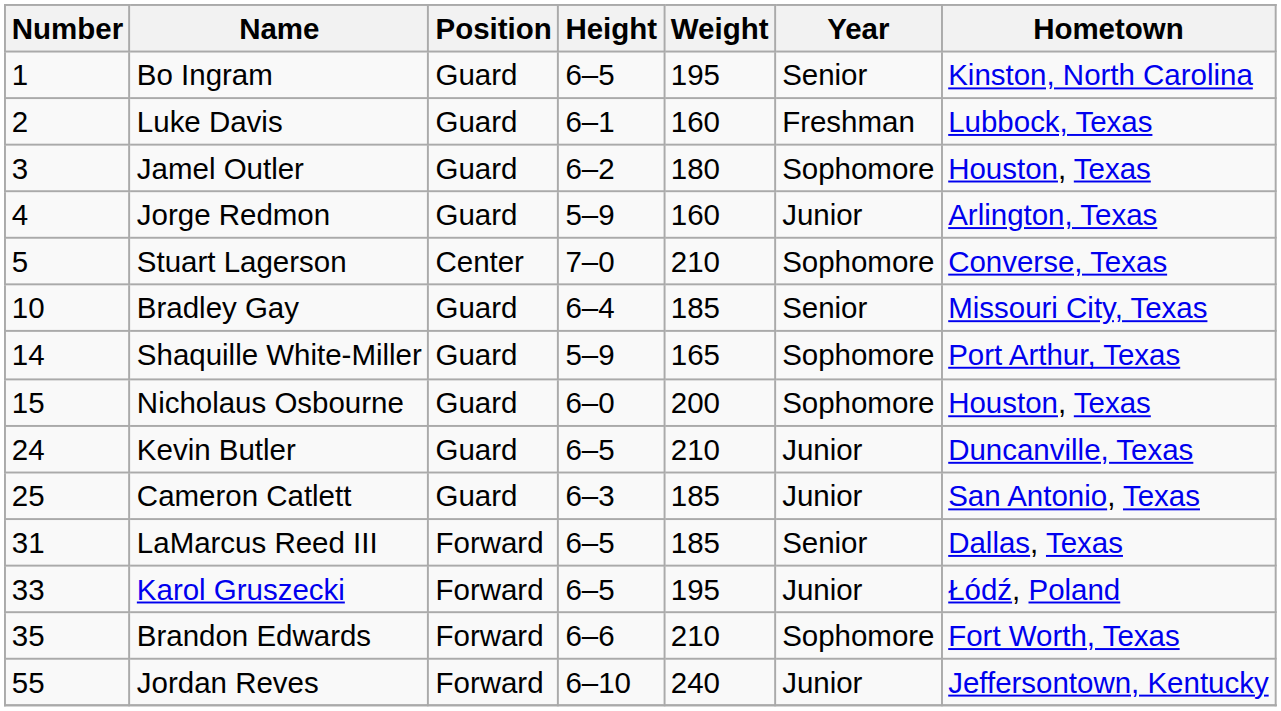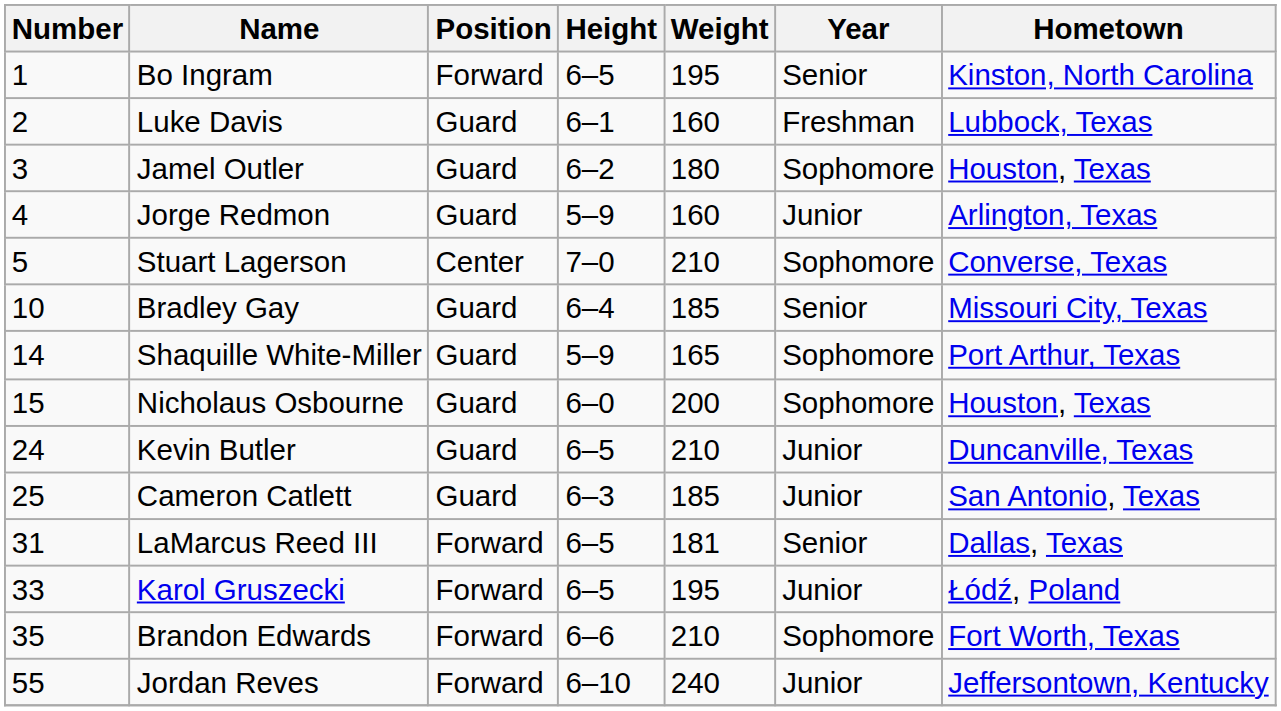(476, 75) Guard -> (490, 75) Forward
(695, 542) 185 -> (695, 542) 181
